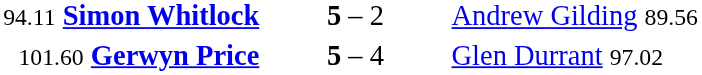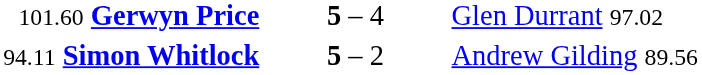rows swapped: (131, 16) <-> (139, 55)
